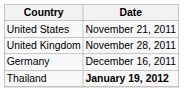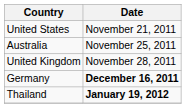+ row: (27, 45)
(131, 62) normal -> (132, 78) bold
